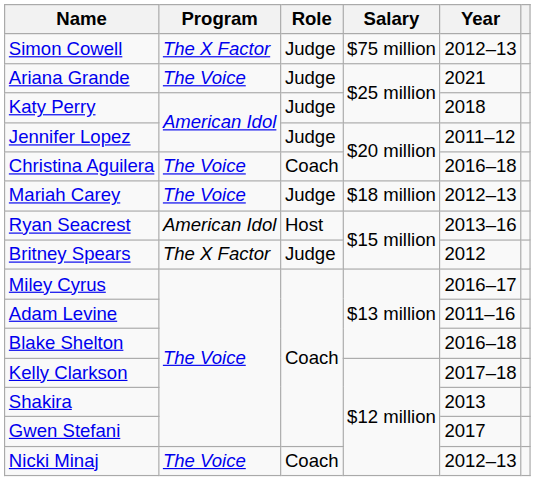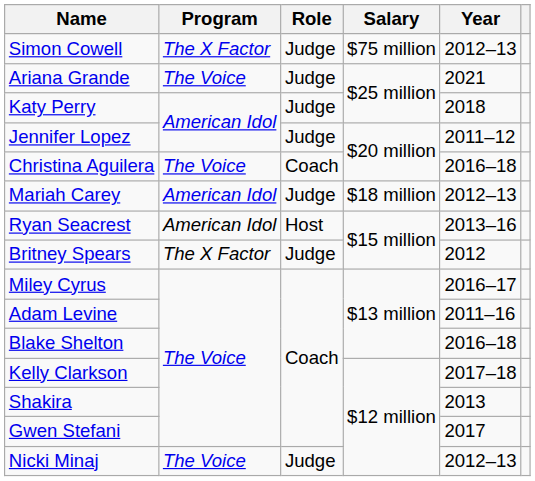(204, 195) The Voice -> (220, 195) American Idol
(312, 460) Coach -> (310, 460) Judge
